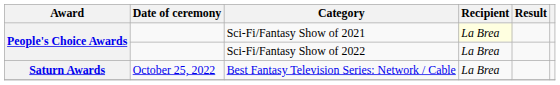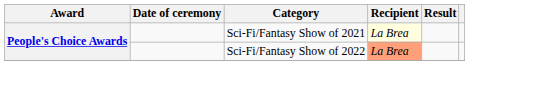(480, 51) no background -> (390, 51) lightsalmon background
- row: (341, 70)
